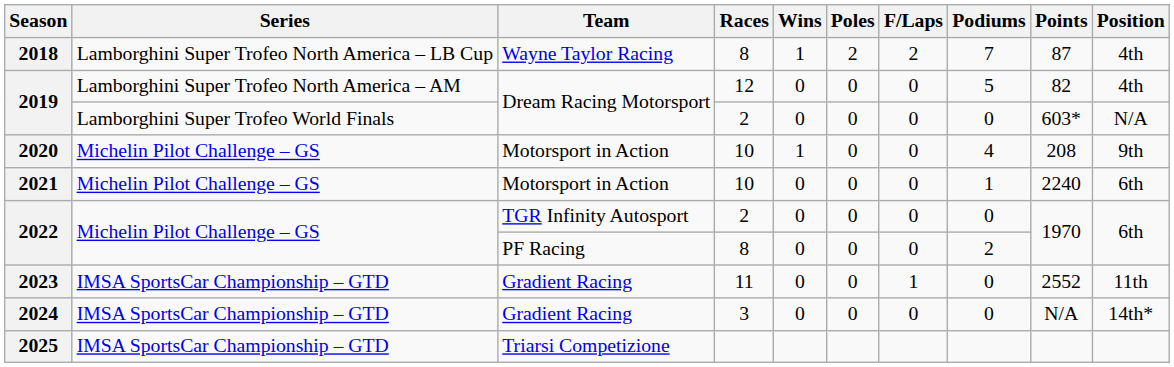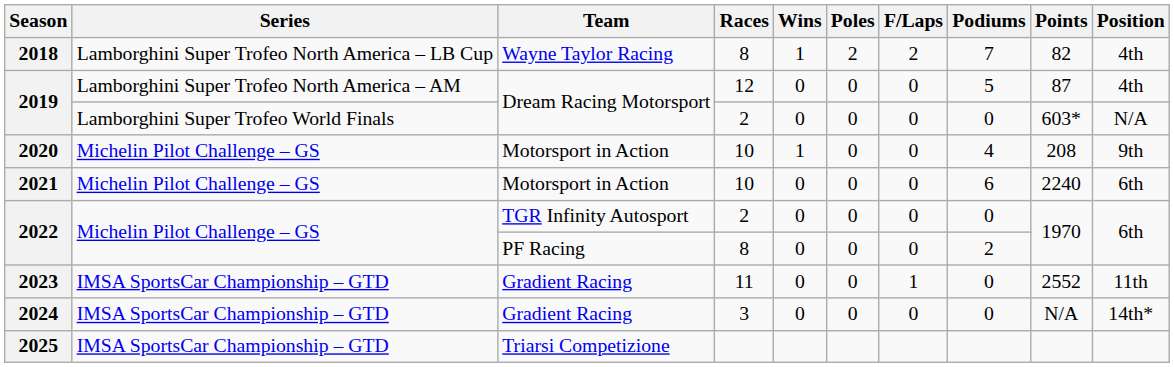(1061, 53) 87 -> (1061, 53) 82
(1061, 86) 82 -> (1061, 86) 87
(989, 183) 1 -> (989, 183) 6
